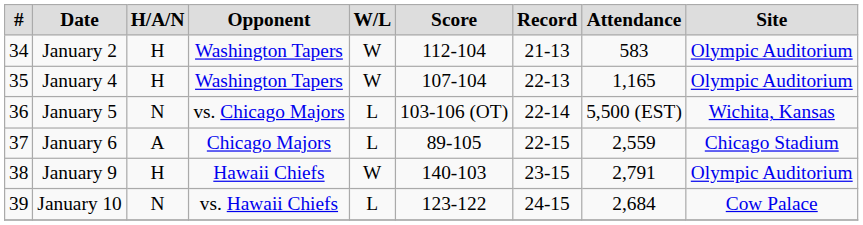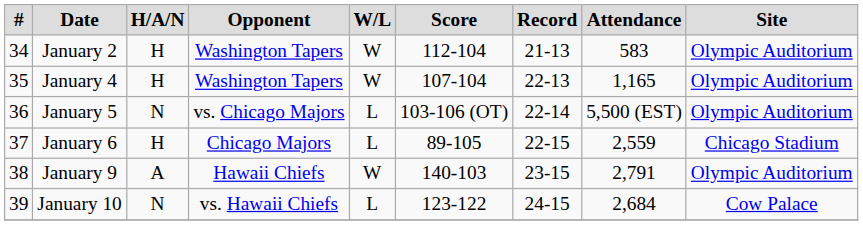(772, 111) Wichita, Kansas -> (772, 111) Olympic Auditorium
(158, 142) A -> (158, 142) H
(158, 173) H -> (158, 173) A
